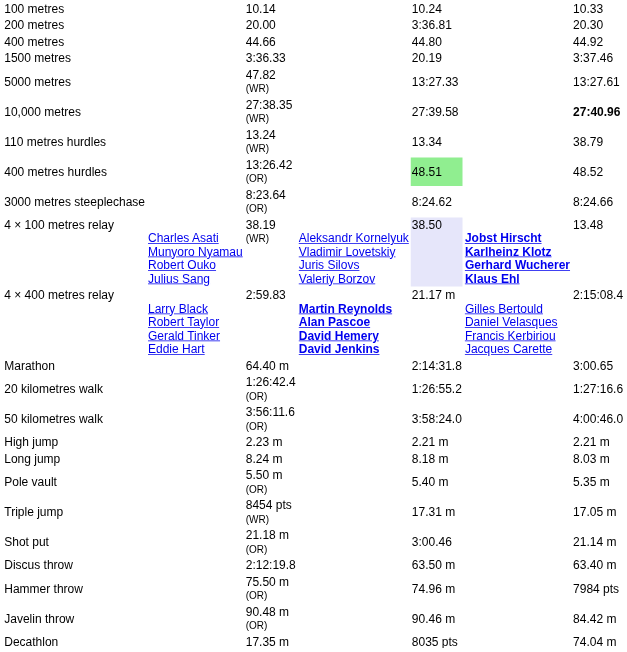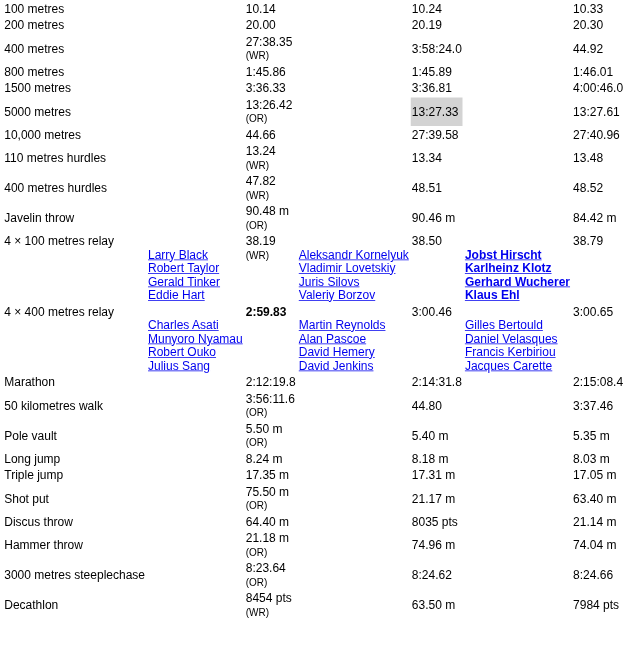(432, 25) 3:36.81 -> (427, 25) 20.19
(261, 42) 44.66 -> (269, 48) 27:38.35 (WR)
(427, 42) 44.80 -> (437, 48) 3:58:24.0
+ row: (34, 72)
(427, 58) 20.19 -> (432, 88) 3:36.81
(593, 58) 3:37.46 -> (598, 88) 4:00:46.0
(261, 81) 47.82 (WR) -> (269, 111) 13:26.42 (OR)
(435, 81) no background -> (435, 111) lightgrey background
(269, 111) 27:38.35 (WR) -> (261, 135) 44.66
(597, 111) bold -> (596, 135) normal
(588, 141) 38.79 -> (588, 158) 13.48
(269, 171) 13:26.42 (OR) -> (261, 188) 47.82 (WR)
(427, 171) lightgreen background -> (427, 188) no background
rows swapped: (75, 201) <-> (39, 618)
(195, 258) Charles Asati Munyoro Nyamau Robert Ouko Julius Sang -> (184, 275) Larry Black Robert Taylor Gerald Tinker Eddie Hart
(427, 225) lavender background -> (427, 241) no background
(588, 225) 13.48 -> (588, 241) 38.79
(184, 329) Larry Black Robert Taylor Gerald Tinker Eddie Hart -> (195, 345) Charles Asati Munyoro Nyamau Robert Ouko Julius Sang
(266, 295) normal -> (266, 312) bold
(345, 329) bold -> (342, 345) normal
(434, 295) 21.17 m -> (432, 312) 3:00.46
(598, 295) 2:15:08.4 -> (593, 312) 3:00.65
(267, 366) 64.40 m -> (271, 382) 2:12:19.8
(593, 366) 3:00.65 -> (598, 382) 2:15:08.4
- row: (54, 389)
(437, 419) 3:58:24.0 -> (427, 405) 44.80
(598, 419) 4:00:46.0 -> (593, 405) 3:37.46
- row: (31, 442)
rows swapped: (31, 482) <-> (32, 459)
(269, 512) 8454 pts (WR) -> (267, 475) 17.35 m
(267, 542) 21.18 m (OR) -> (267, 498) 75.50 m (OR)
(432, 542) 3:00.46 -> (434, 498) 21.17 m
(595, 542) 21.14 m -> (595, 498) 63.40 m
(271, 565) 2:12:19.8 -> (267, 522) 64.40 m
(434, 565) 63.50 m -> (435, 522) 8035 pts
(595, 565) 63.40 m -> (595, 522) 21.14 m
(267, 588) 75.50 m (OR) -> (267, 545) 21.18 m (OR)
(596, 588) 7984 pts -> (595, 545) 74.04 m
(267, 642) 17.35 m -> (269, 605) 8454 pts (WR)
(435, 642) 8035 pts -> (434, 605) 63.50 m
(595, 642) 74.04 m -> (596, 605) 7984 pts
